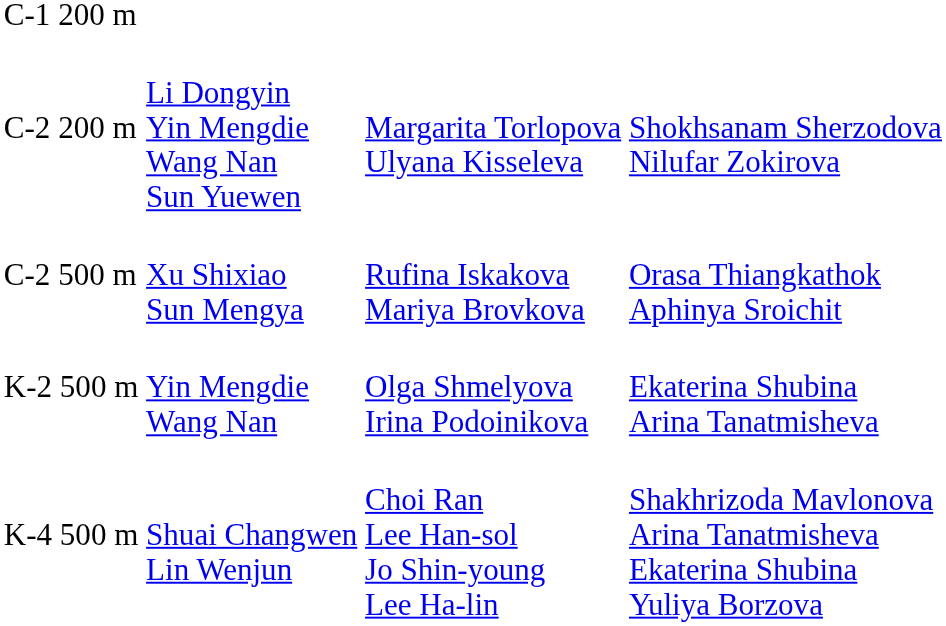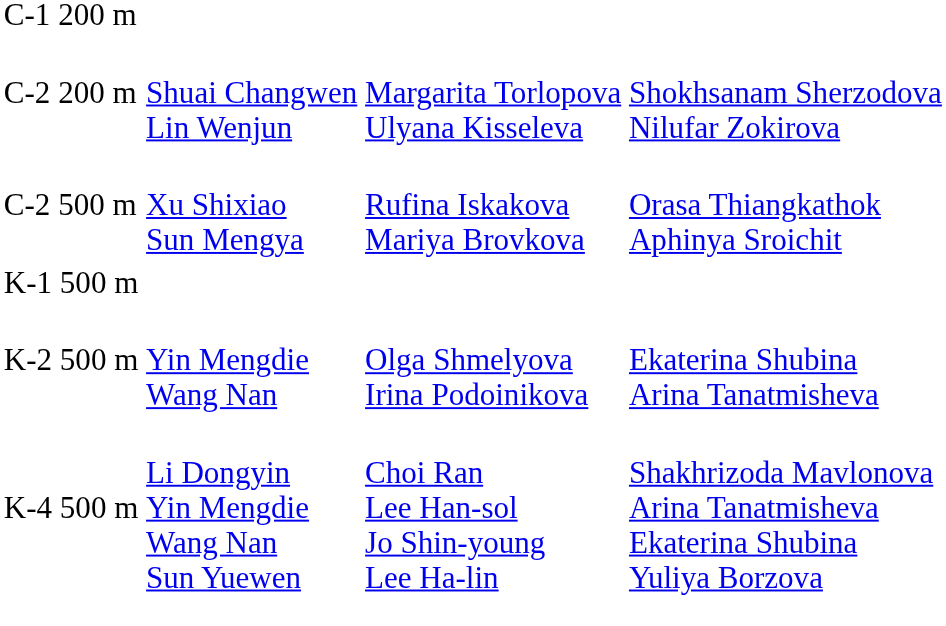(228, 144) Li Dongyin Yin Mengdie Wang Nan Sun Yuewen -> (252, 109) Shuai Changwen Lin Wenjun
+ row: (71, 282)
(252, 552) Shuai Changwen Lin Wenjun -> (228, 525) Li Dongyin Yin Mengdie Wang Nan Sun Yuewen
